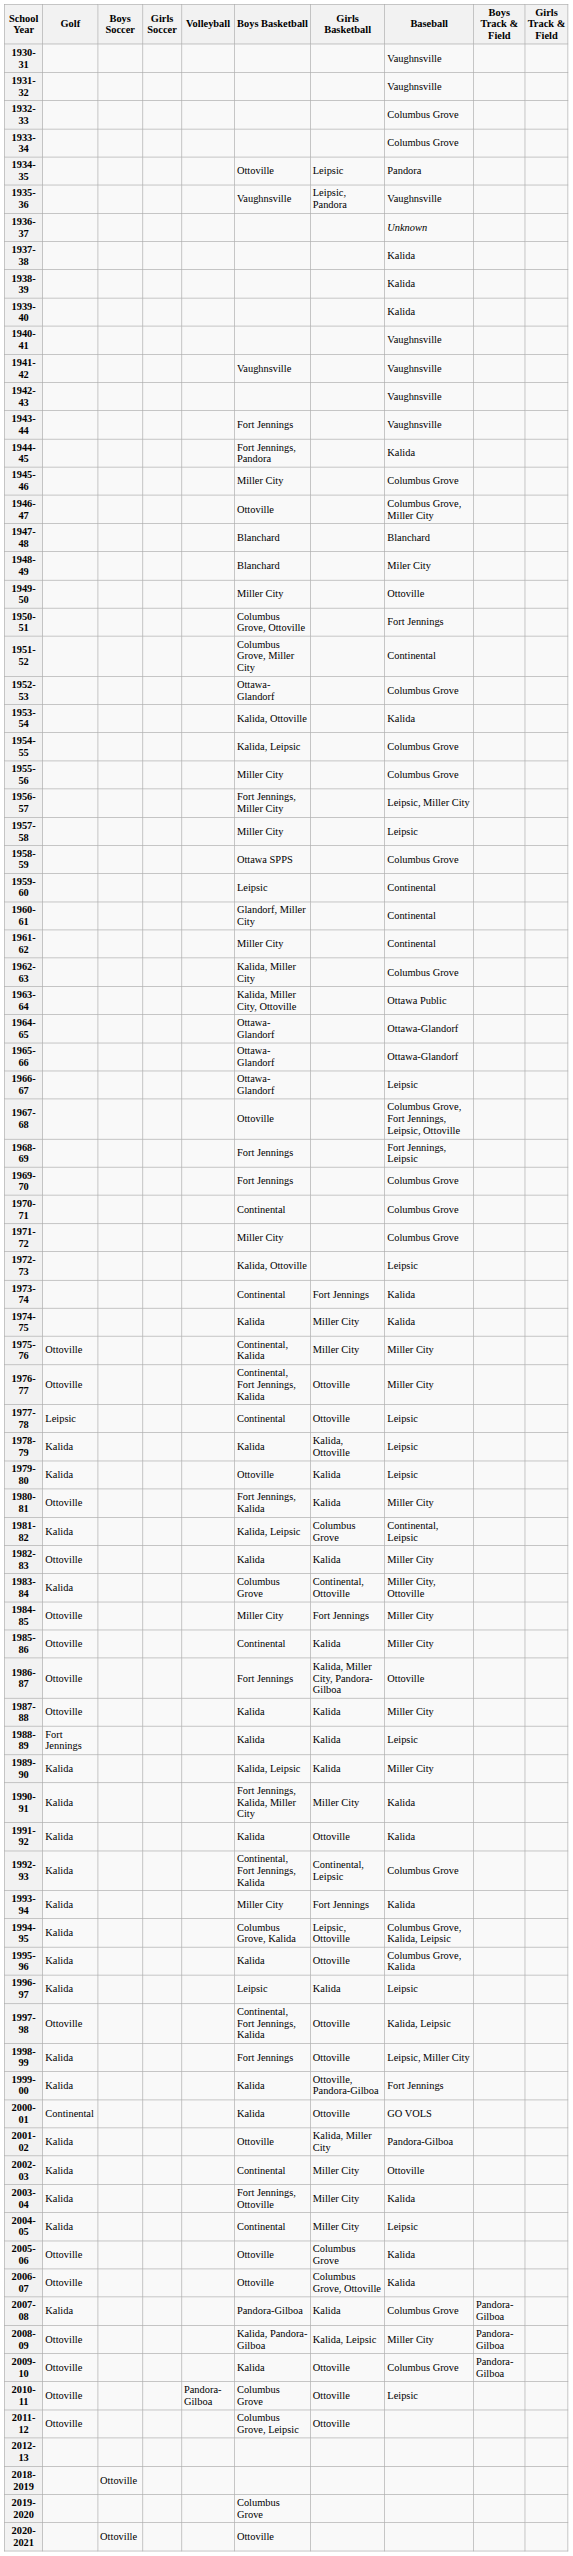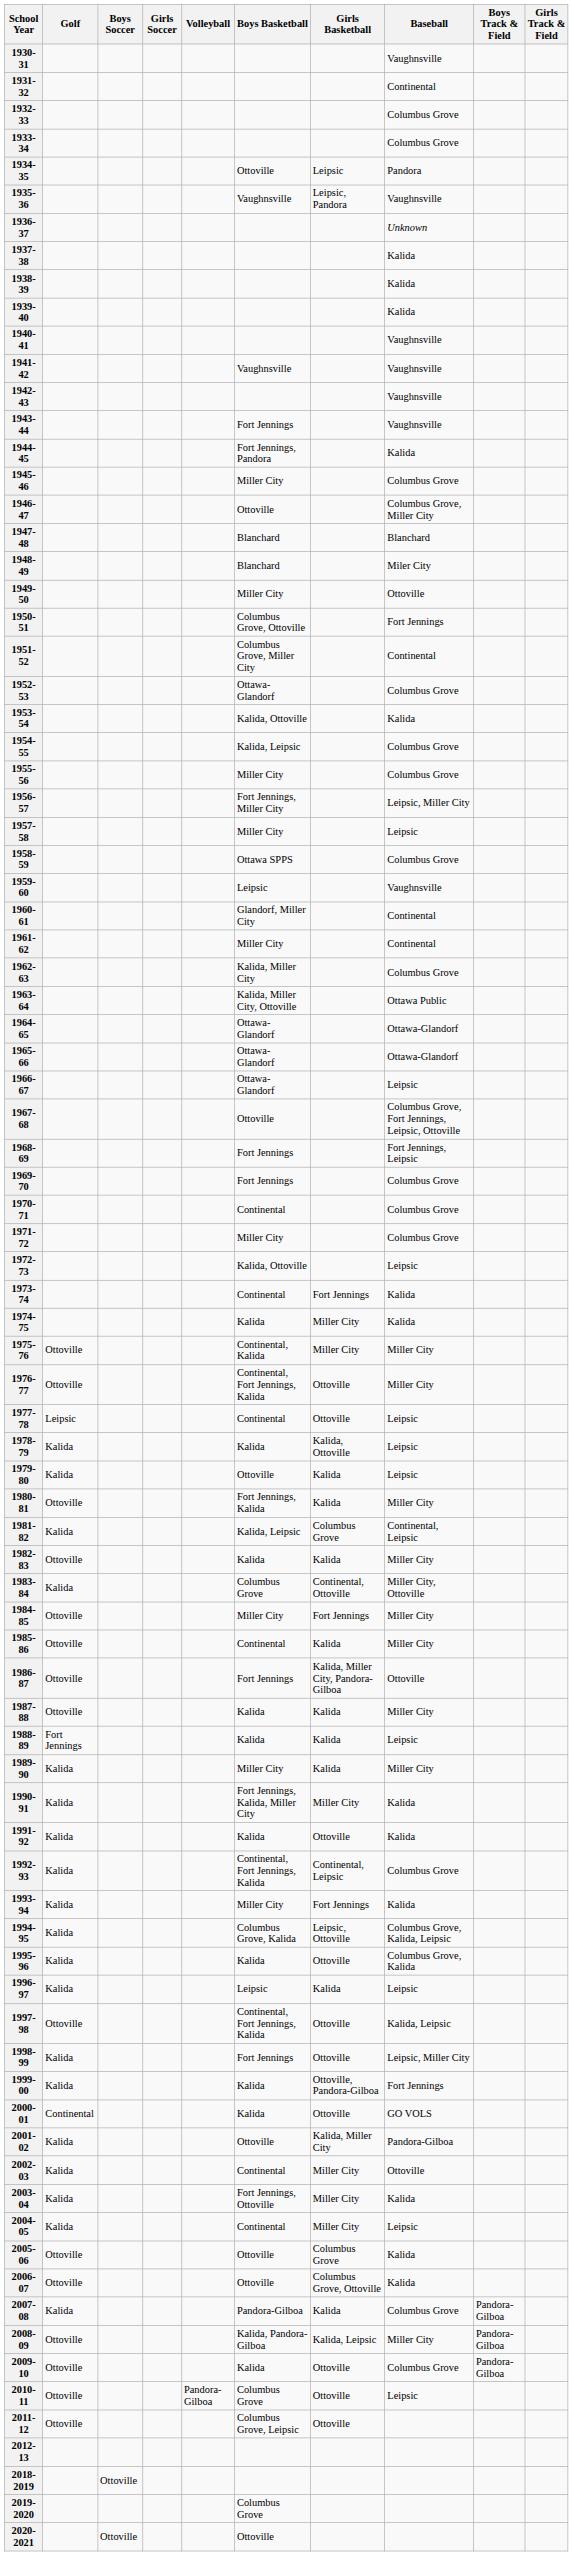(414, 86) Vaughnsville -> (412, 86) Continental
(412, 887) Continental -> (414, 887) Vaughnsville
(269, 1768) Kalida, Leipsic -> (260, 1768) Miller City
